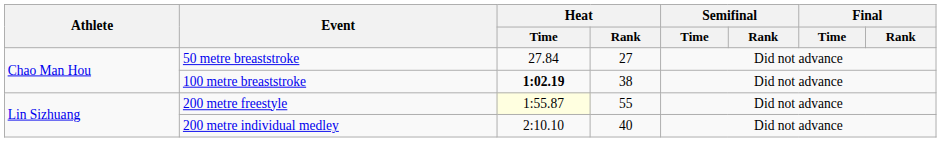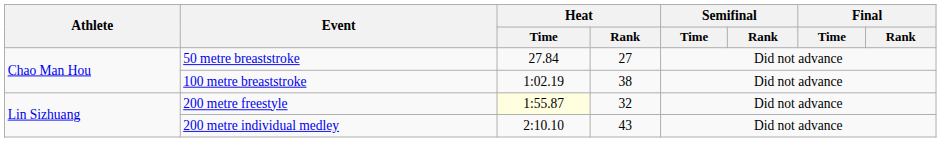(544, 81) bold -> (544, 81) normal
(626, 104) 55 -> (625, 104) 32
(626, 126) 40 -> (625, 126) 43
